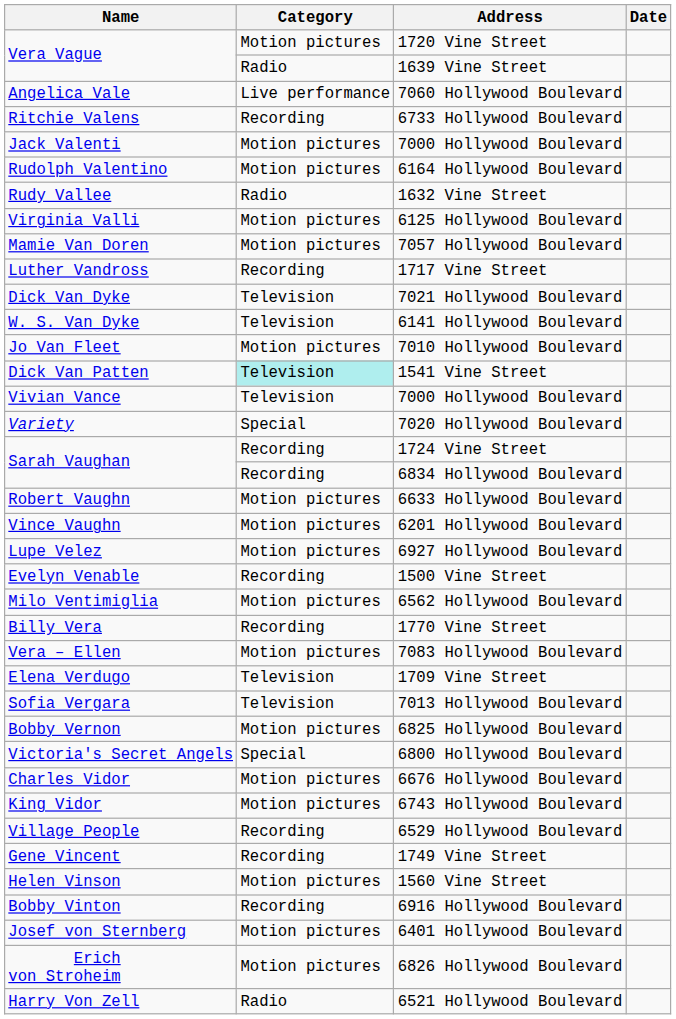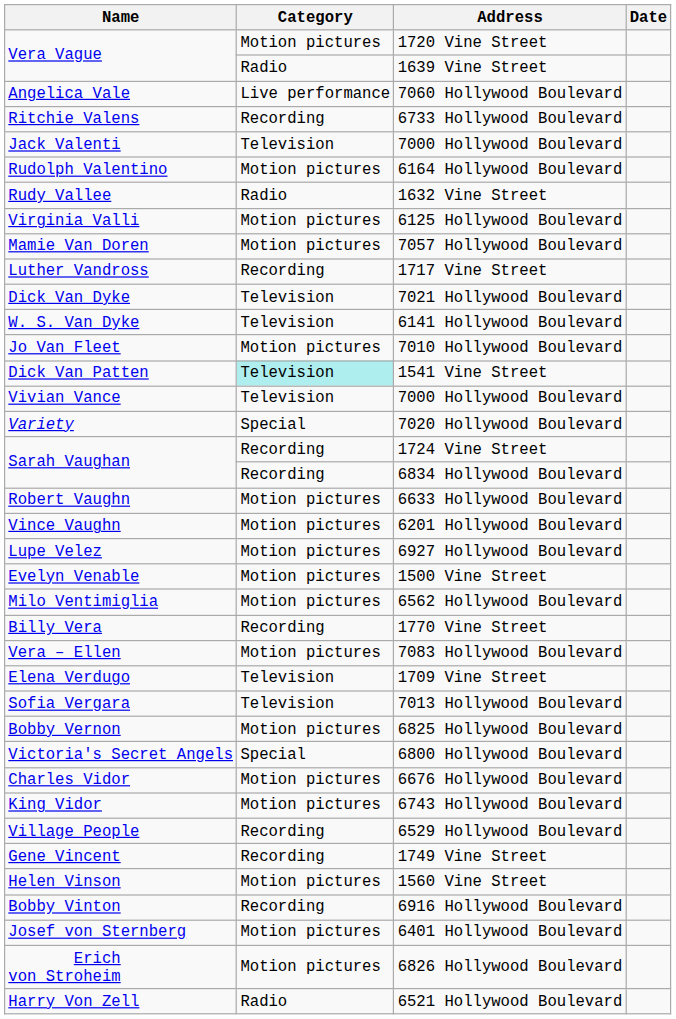(311, 144) Motion pictures -> (287, 144) Television
(283, 577) Recording -> (311, 577) Motion pictures
